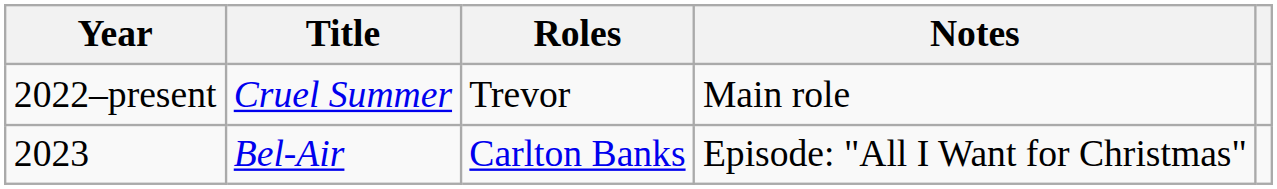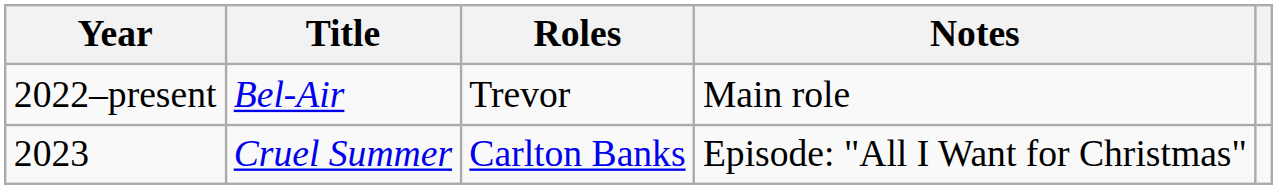(343, 93) Cruel Summer -> (289, 93) Bel-Air
(289, 153) Bel-Air -> (343, 153) Cruel Summer
